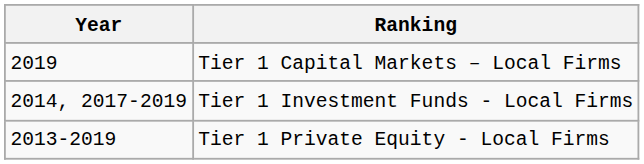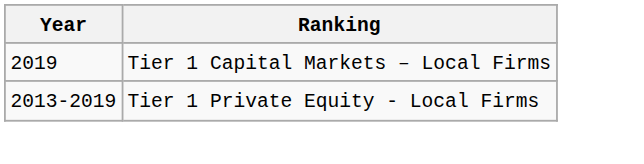- row: (416, 102)
